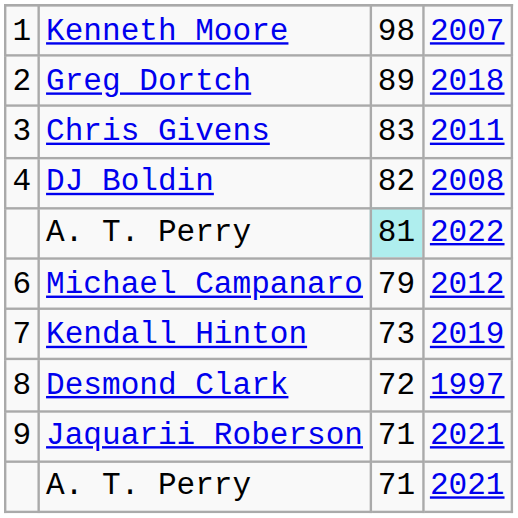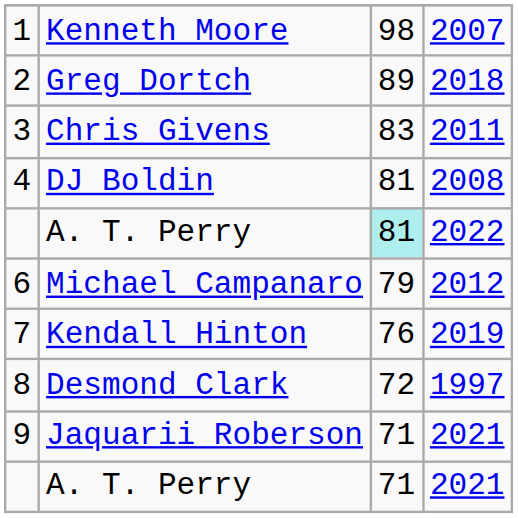(396, 182) 82 -> (396, 182) 81
(396, 334) 73 -> (396, 334) 76
